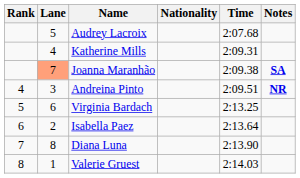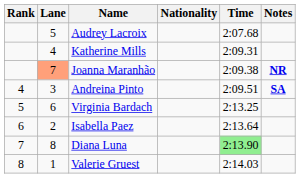(278, 70) SA -> (278, 70) NR
(278, 88) NR -> (278, 88) SA
(241, 145) no background -> (241, 145) lightgreen background
